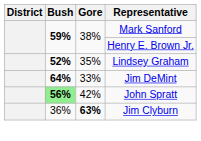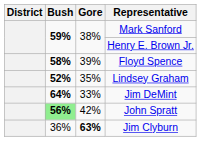+ row: (151, 62)
